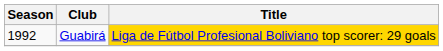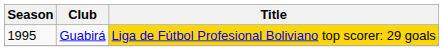(22, 35) 1992 -> (22, 35) 1995
